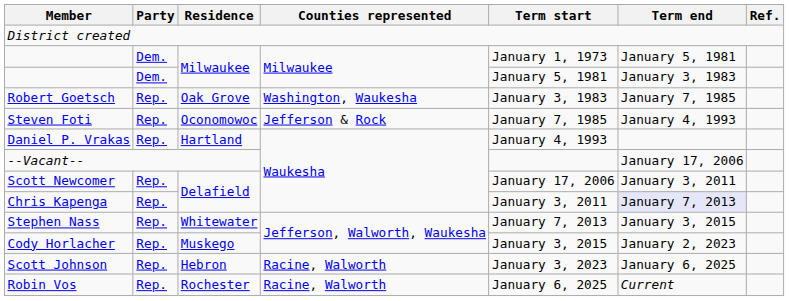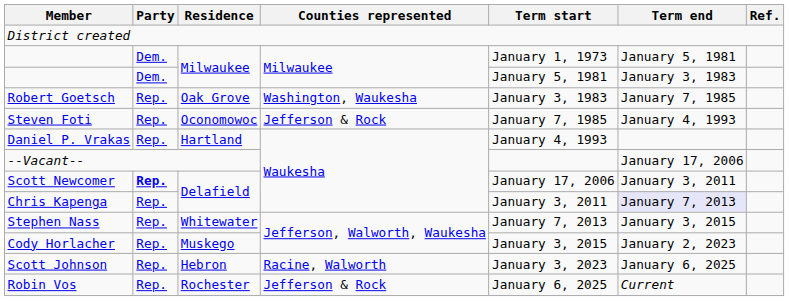(152, 181) normal -> (152, 181) bold
(325, 285) Racine, Walworth -> (325, 285) Jefferson & Rock
